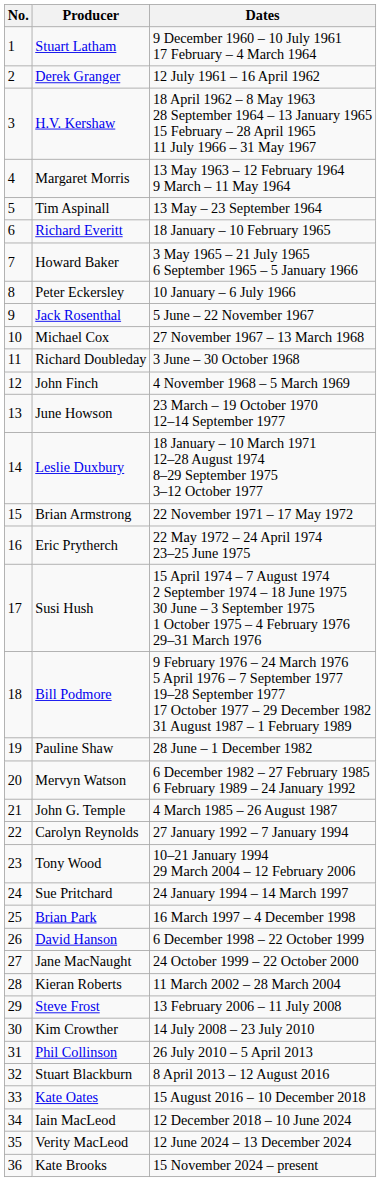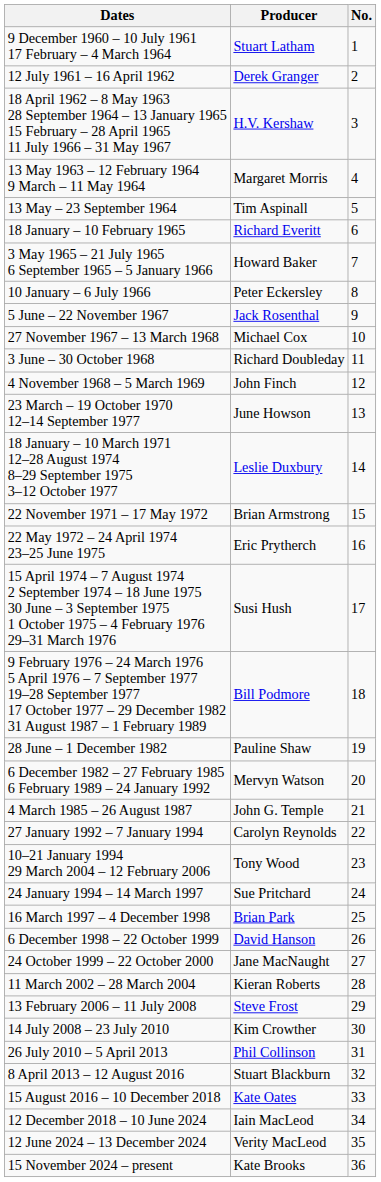columns swapped: (18, 15) <-> (263, 15)
